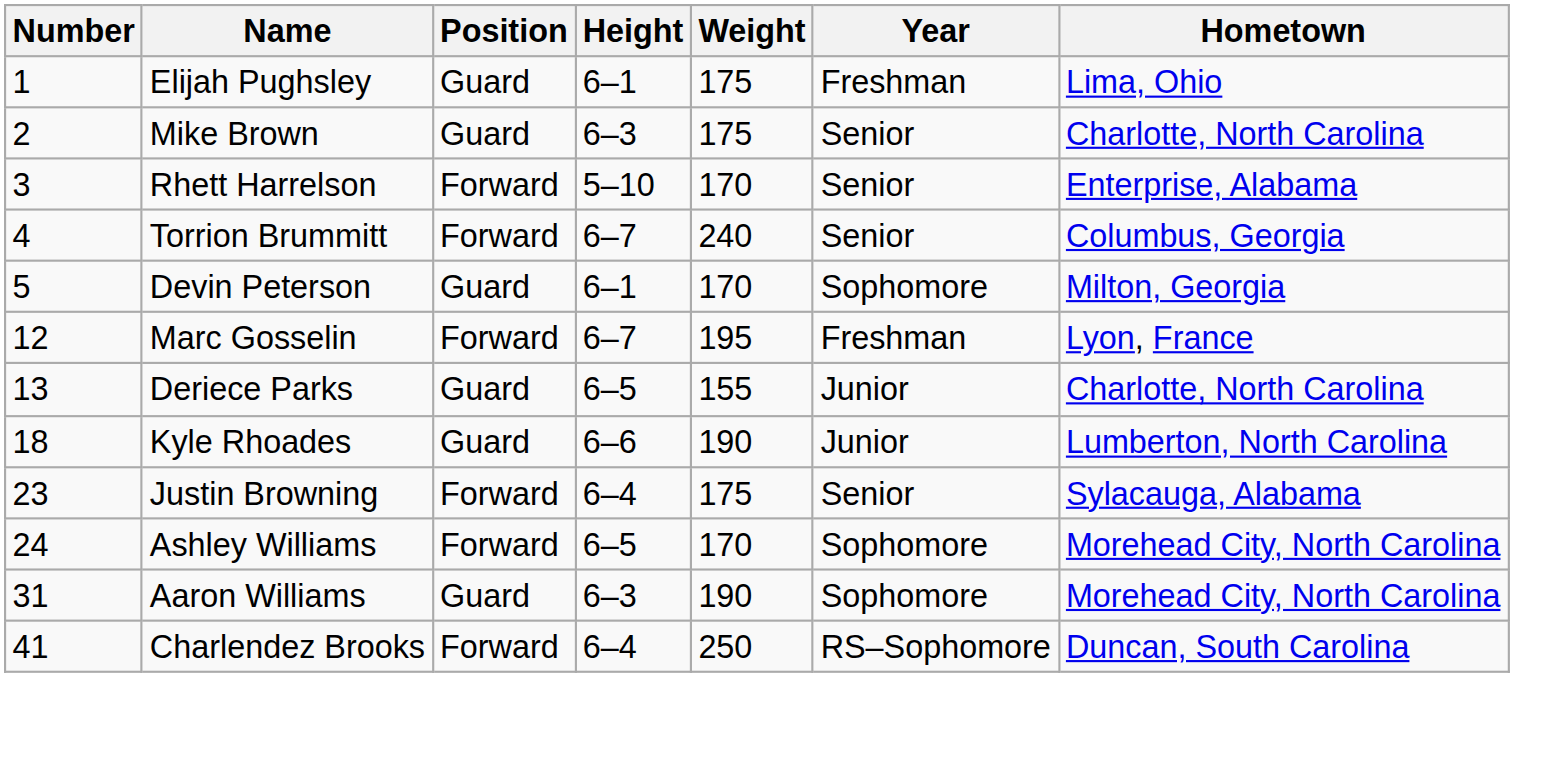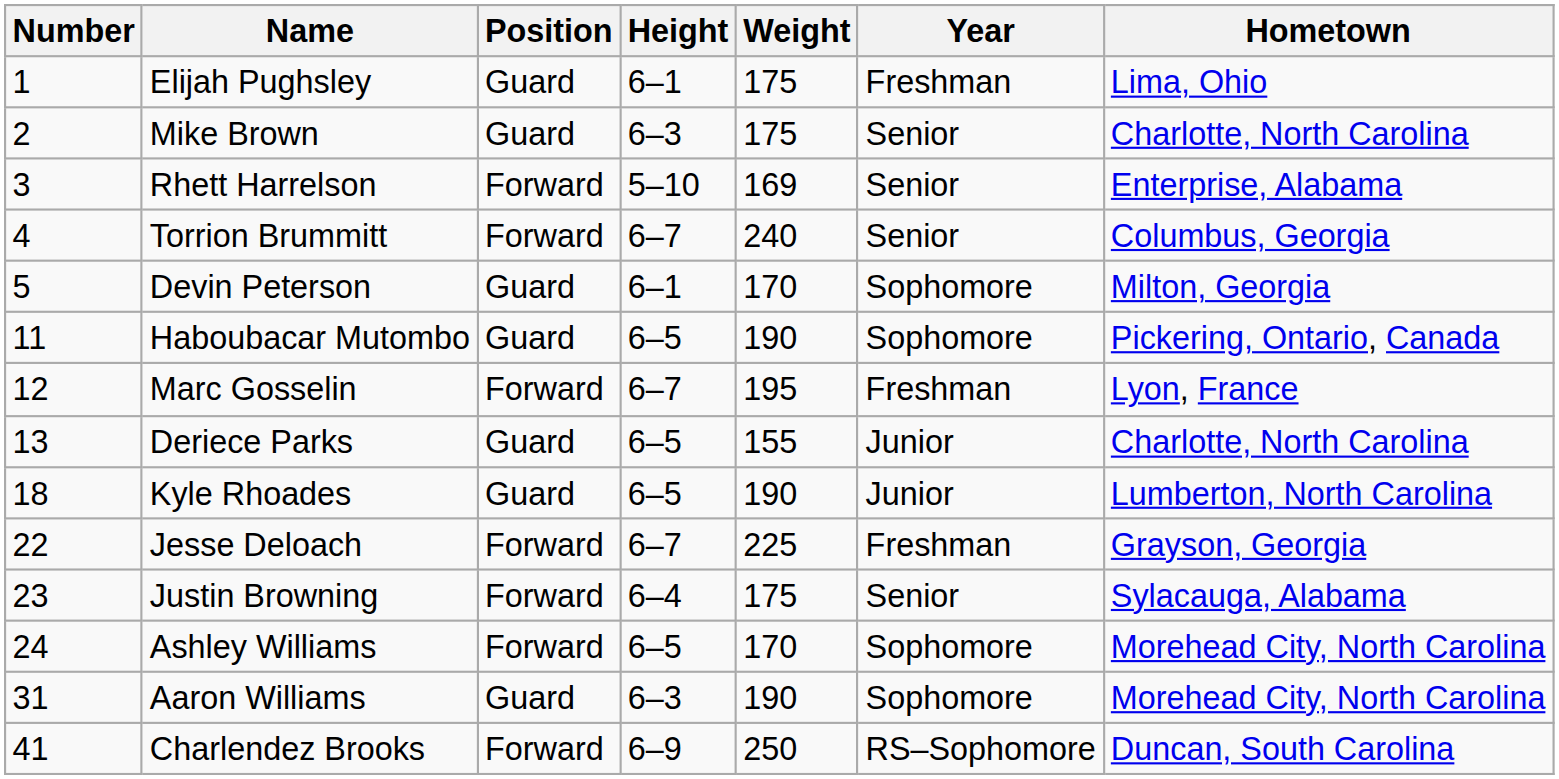(725, 185) 170 -> (770, 185) 169
+ row: (310, 338)
(610, 441) 6–6 -> (655, 492) 6–5
+ row: (256, 543)
(610, 646) 6–4 -> (655, 748) 6–9
